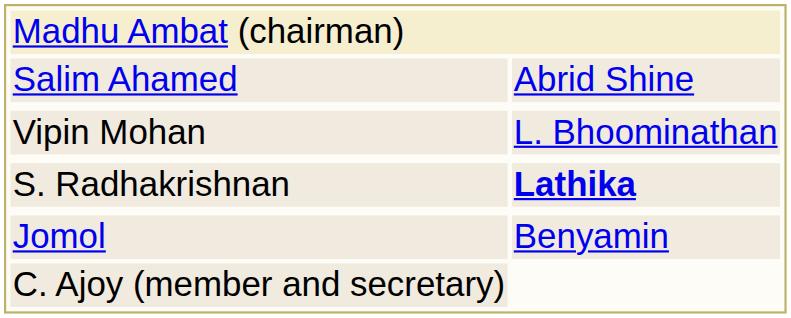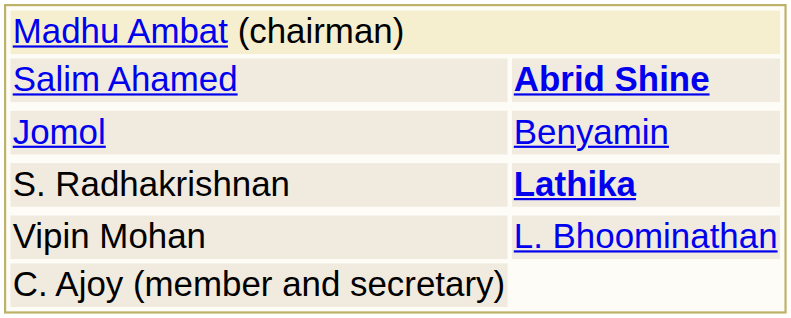(604, 79) normal -> (612, 79) bold
rows swapped: (109, 132) <-> (59, 236)
